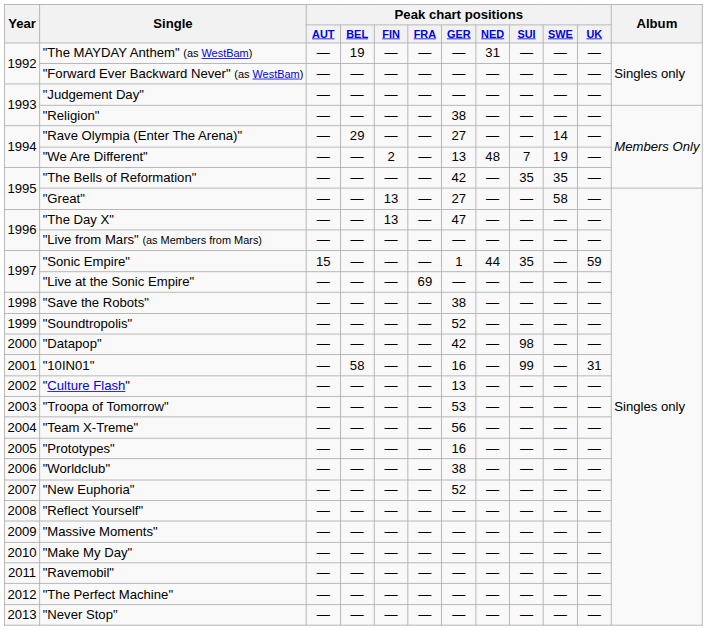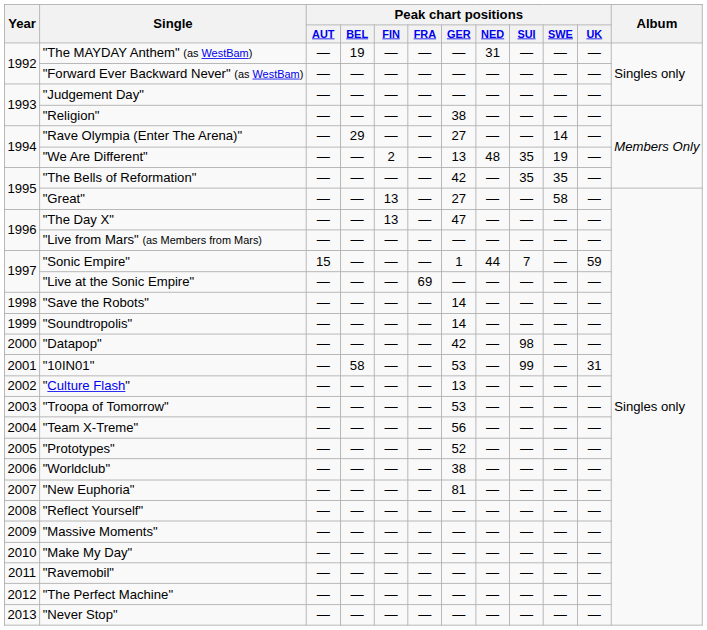(527, 157) 7 -> (527, 157) 35
(527, 261) 35 -> (527, 261) 7
(459, 302) 38 -> (459, 302) 14
(459, 323) 52 -> (459, 323) 14
(459, 365) 16 -> (459, 365) 53
(459, 448) 16 -> (459, 448) 52
(459, 490) 52 -> (459, 490) 81
